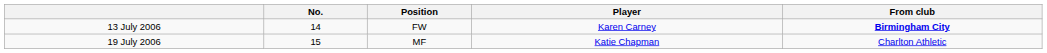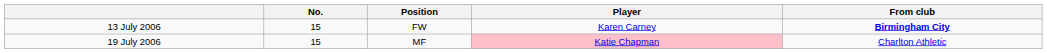(316, 26) 14 -> (316, 26) 15
(627, 41) no background -> (627, 41) pink background
